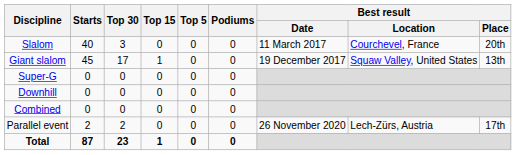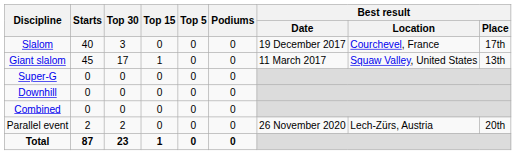(293, 45) 11 March 2017 -> (302, 45) 19 December 2017
(495, 45) 20th -> (495, 45) 17th
(302, 61) 19 December 2017 -> (293, 61) 11 March 2017
(495, 125) 17th -> (495, 125) 20th
